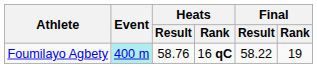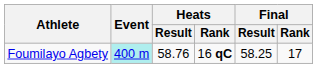(256, 54) 58.22 -> (256, 54) 58.25
(295, 54) 19 -> (295, 54) 17
